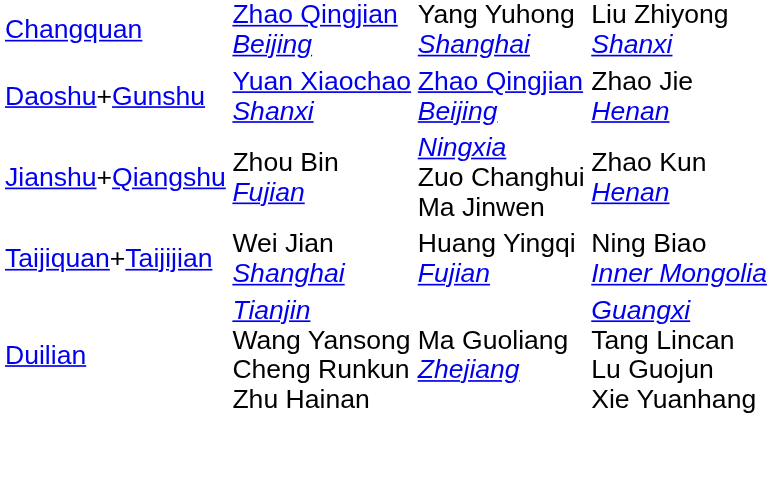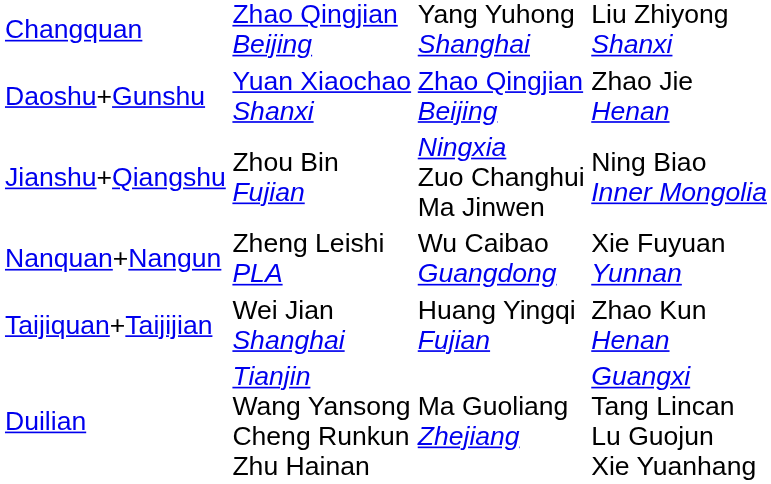(649, 177) Zhao Kun Henan -> (679, 177) Ning Biao Inner Mongolia
+ row: (113, 258)
(679, 258) Ning Biao Inner Mongolia -> (649, 325) Zhao Kun Henan
